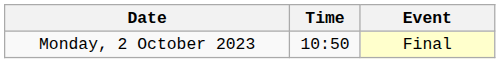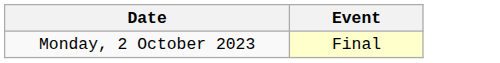- column: (325, 18)
